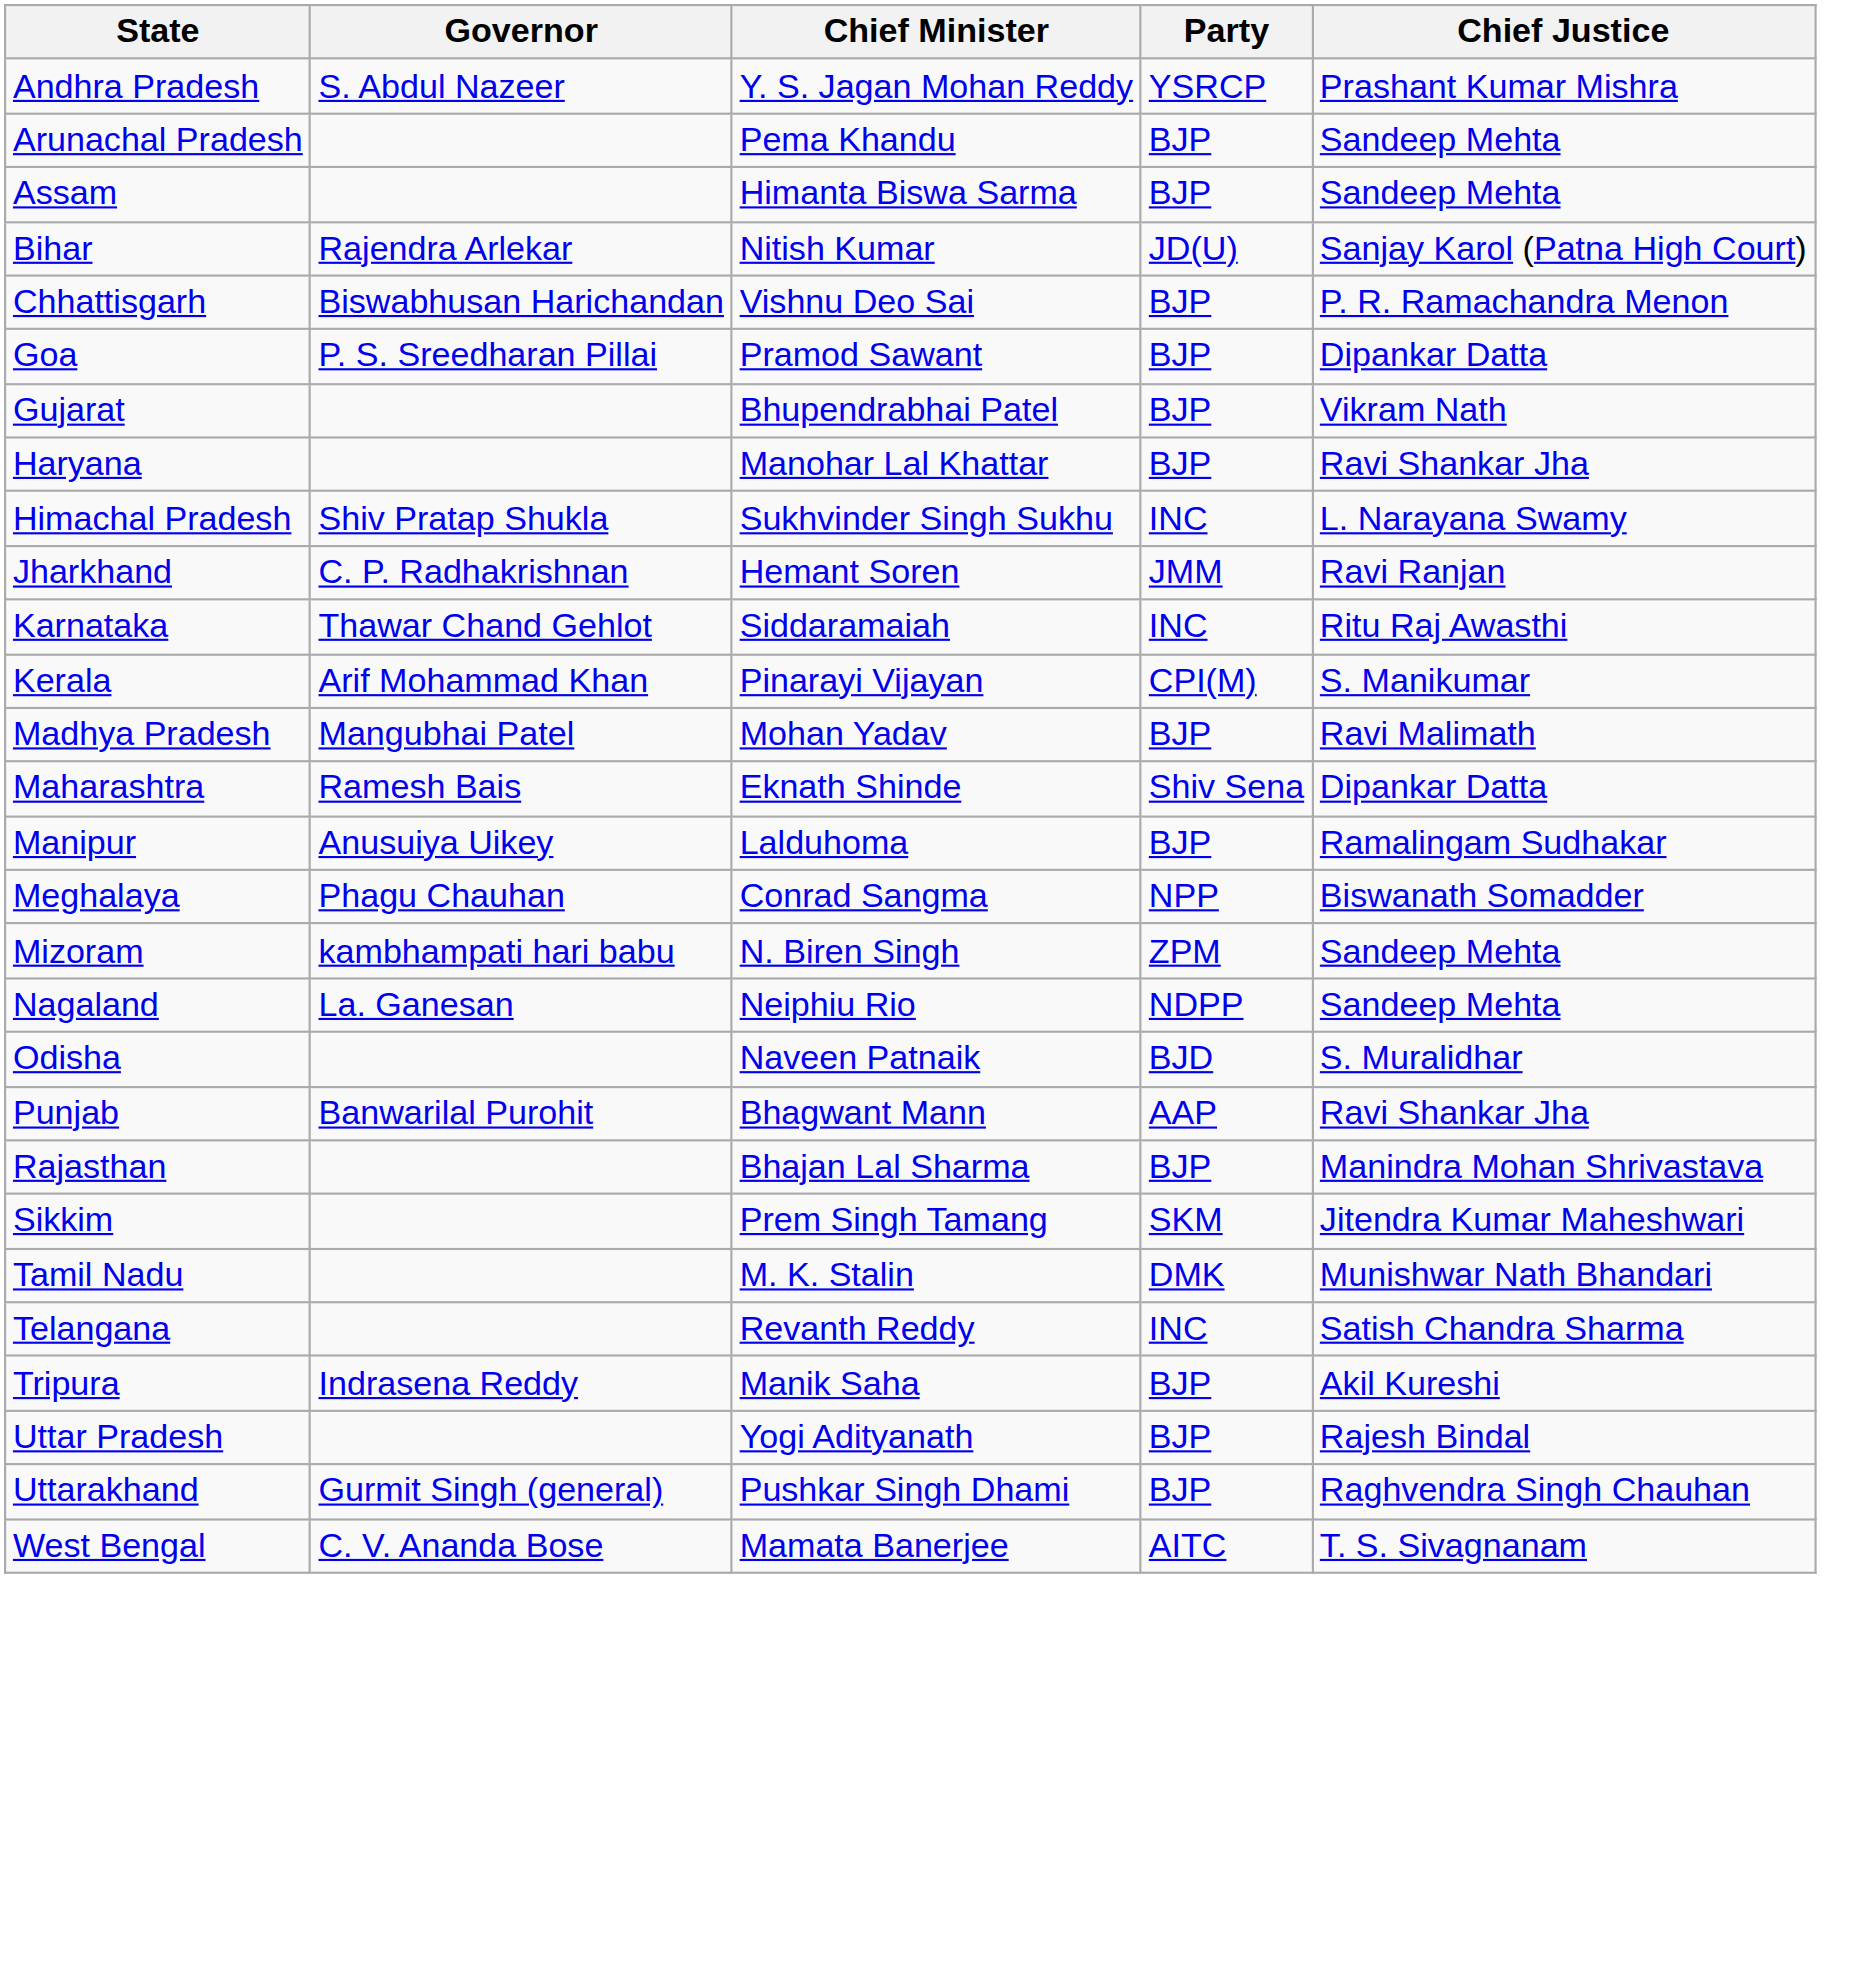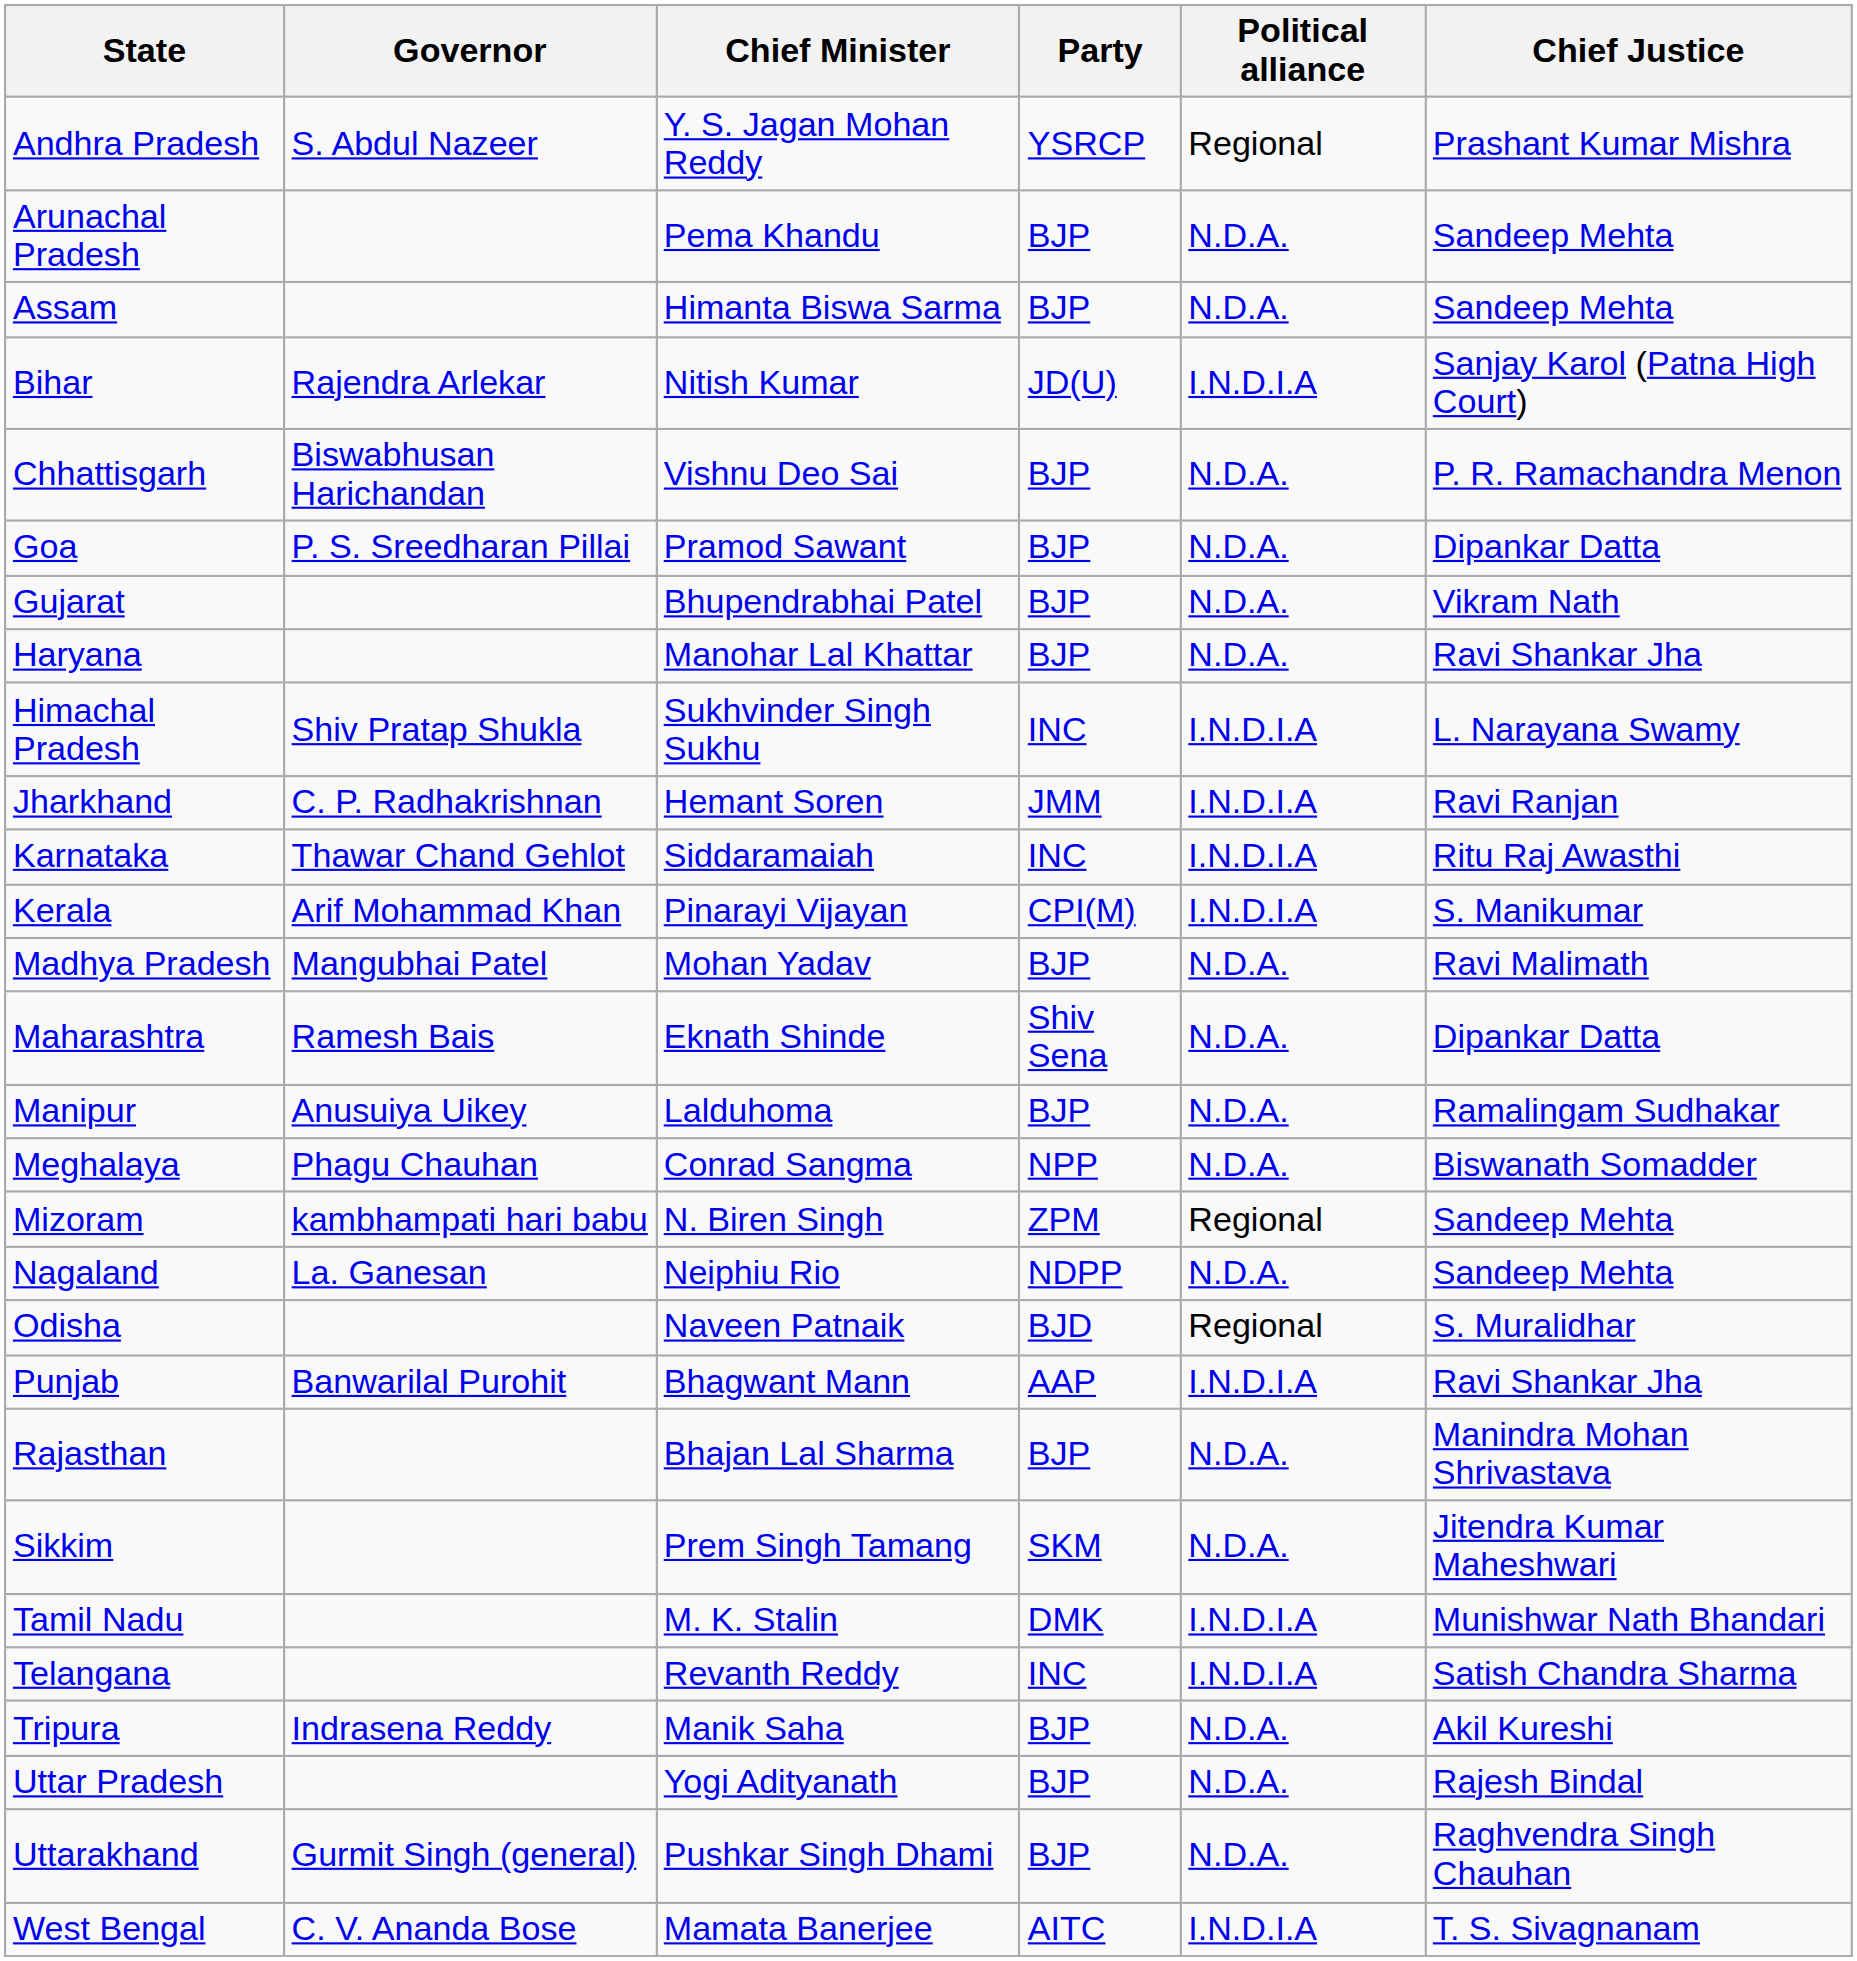+ column: (1303, 50)
